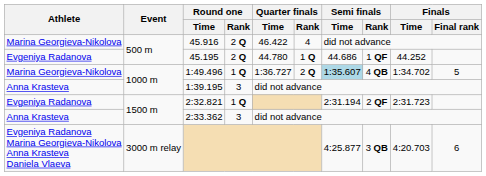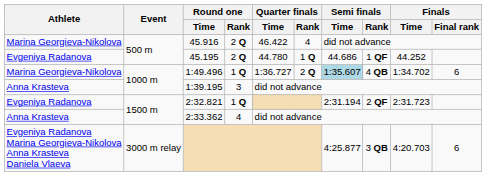(457, 72) 5 -> (457, 72) 6
(239, 117) 3 -> (239, 117) 4
